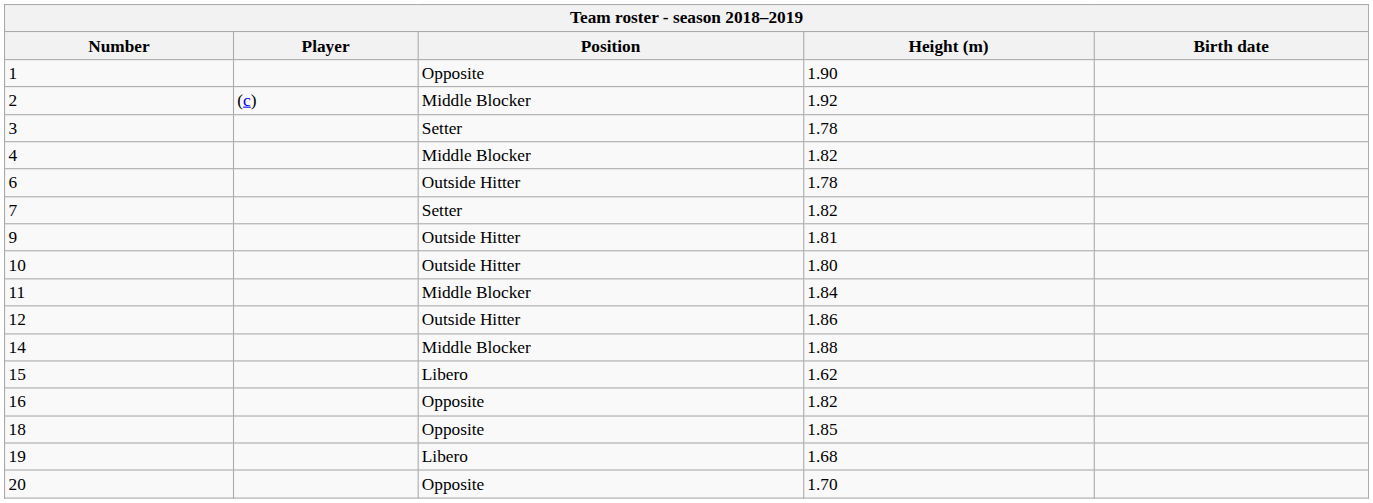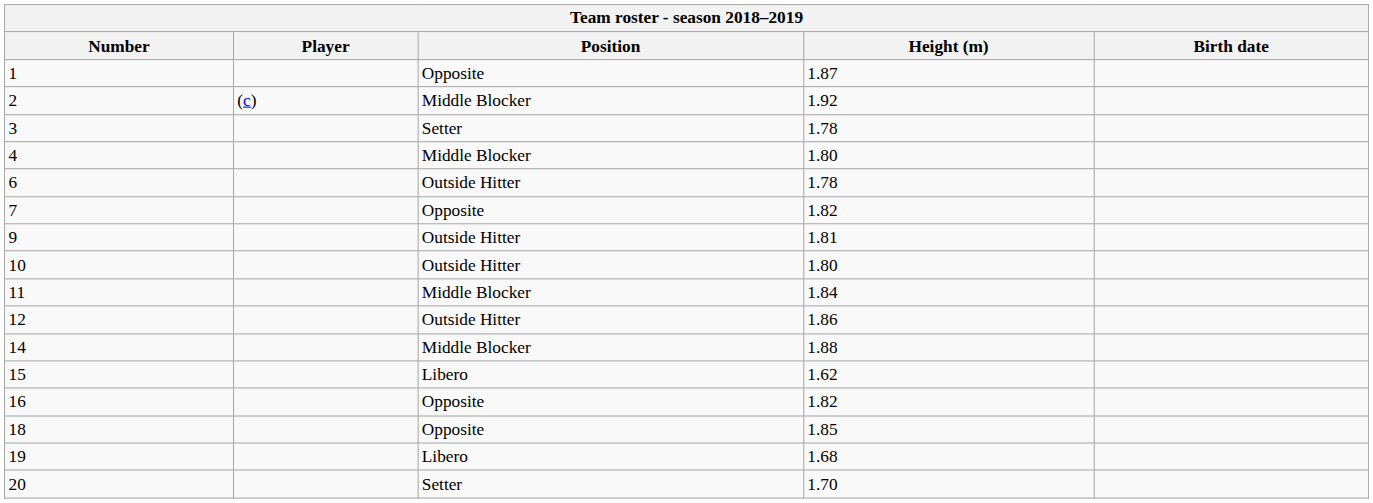(822, 73) 1.90 -> (822, 73) 1.87
(822, 155) 1.82 -> (822, 155) 1.80
(442, 210) Setter -> (453, 210) Opposite
(453, 484) Opposite -> (442, 484) Setter
